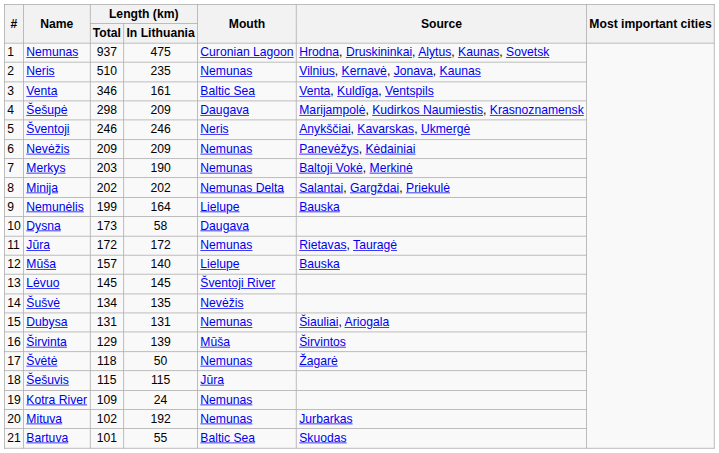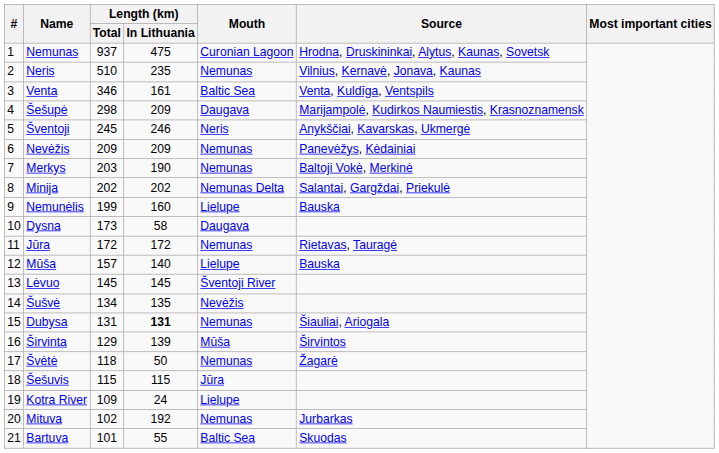(107, 129) 246 -> (107, 129) 245
(161, 206) 164 -> (161, 206) 160
(161, 322) normal -> (161, 322) bold
(226, 399) Nemunas -> (220, 399) Lielupe
